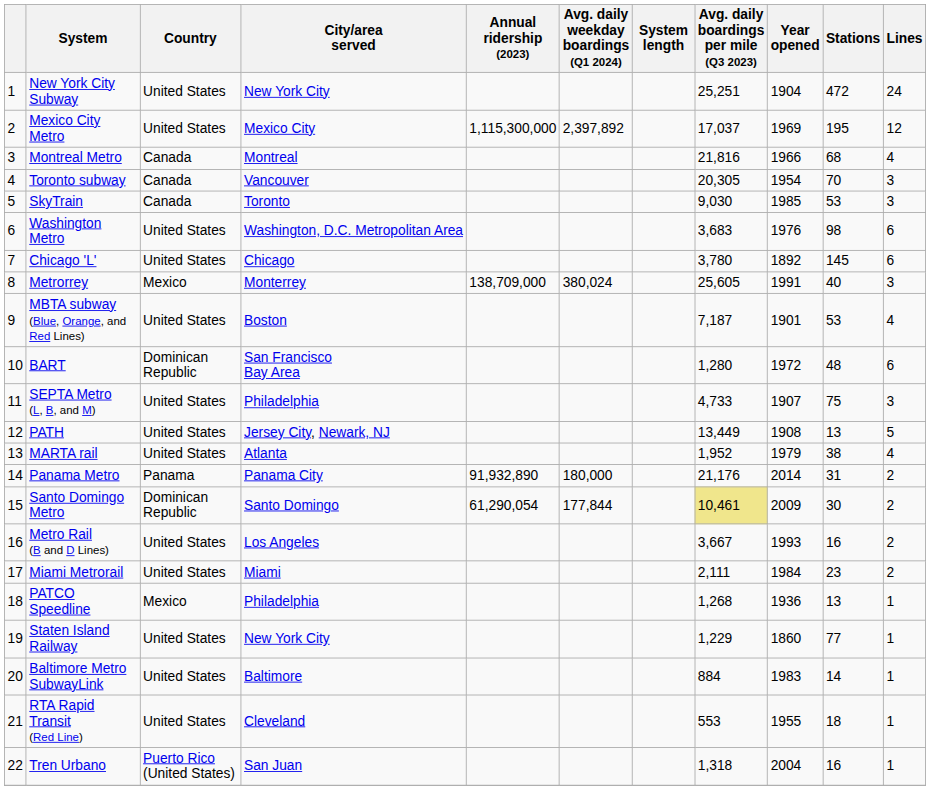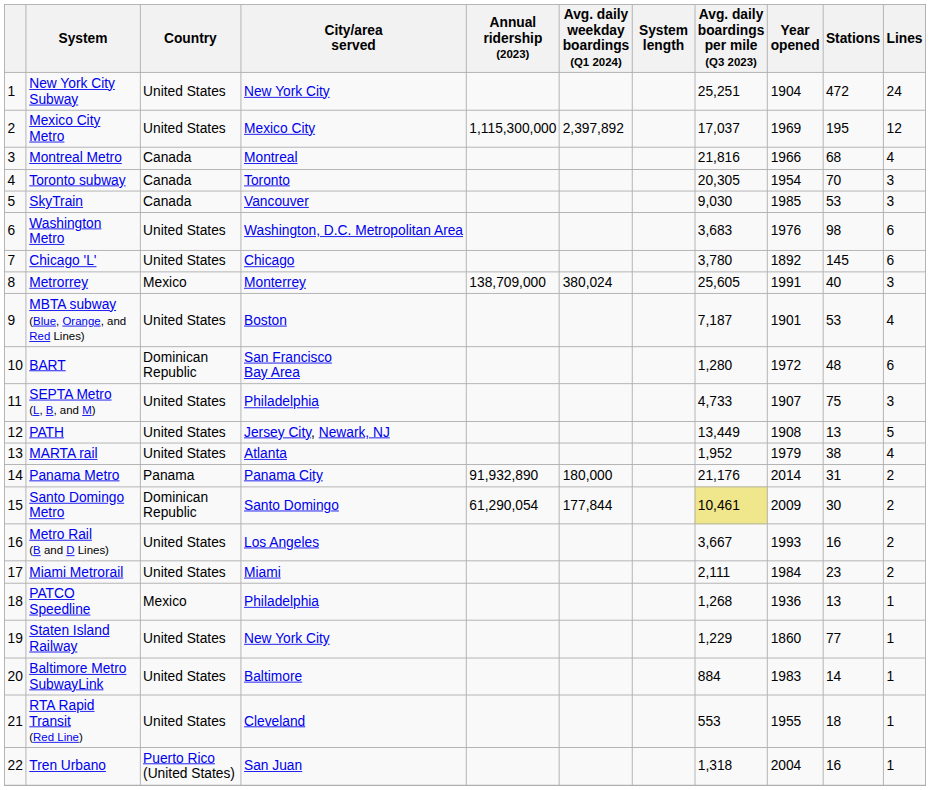(276, 180) Vancouver -> (267, 180) Toronto
(267, 201) Toronto -> (276, 201) Vancouver
